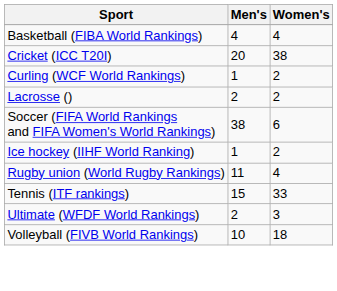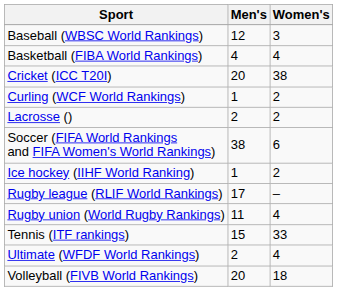+ row: (105, 35)
+ row: (115, 193)
(276, 214) 3 -> (276, 255) 4
(238, 234) 10 -> (238, 276) 20
